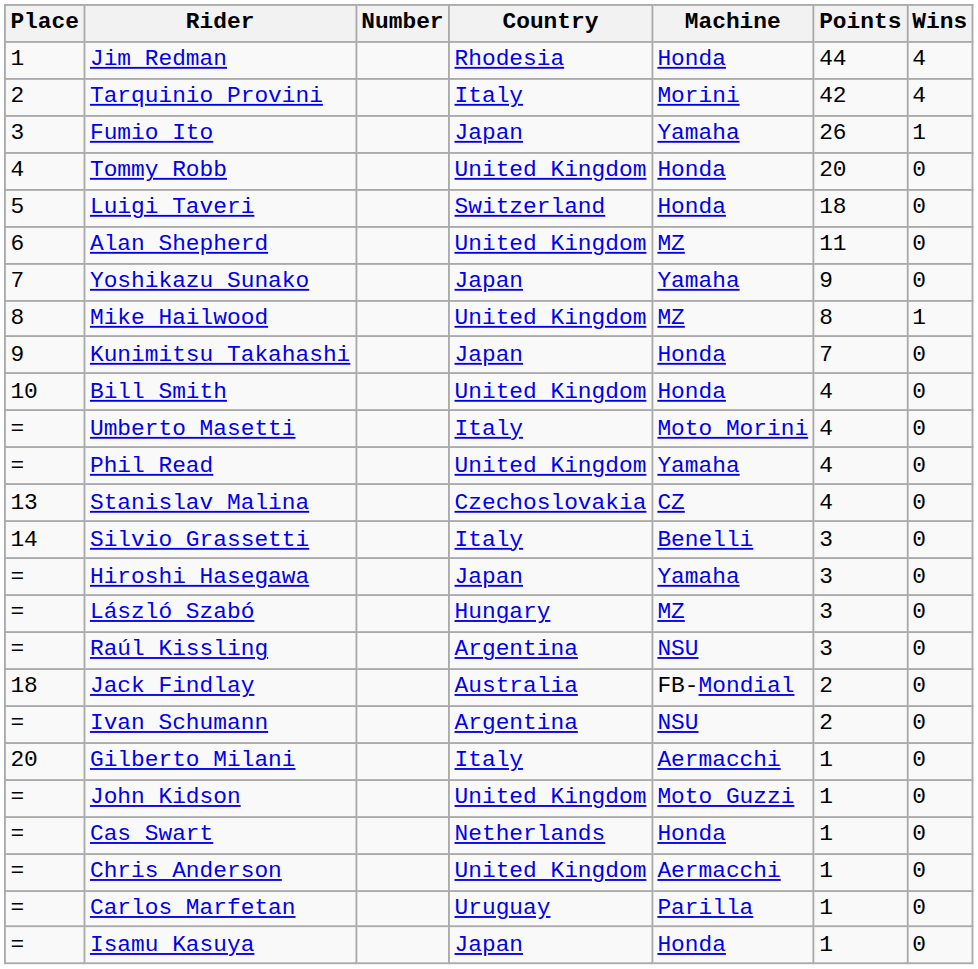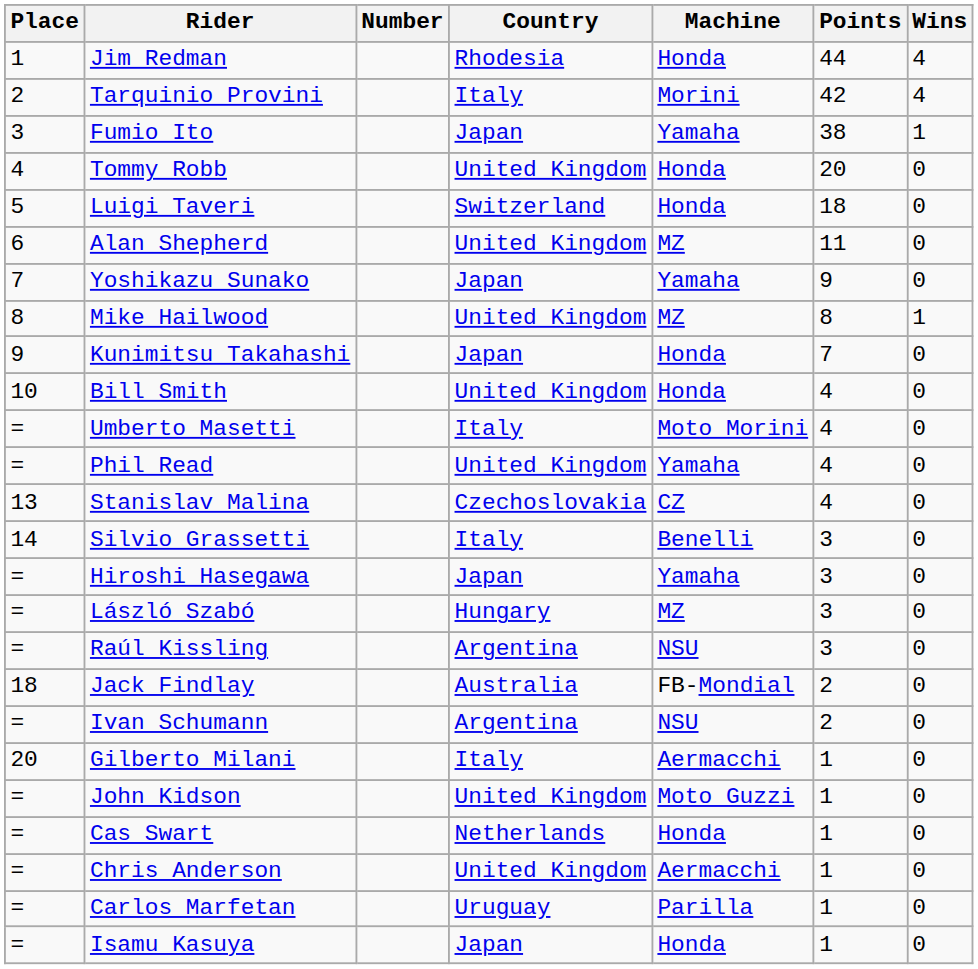(833, 134) 26 -> (833, 134) 38
